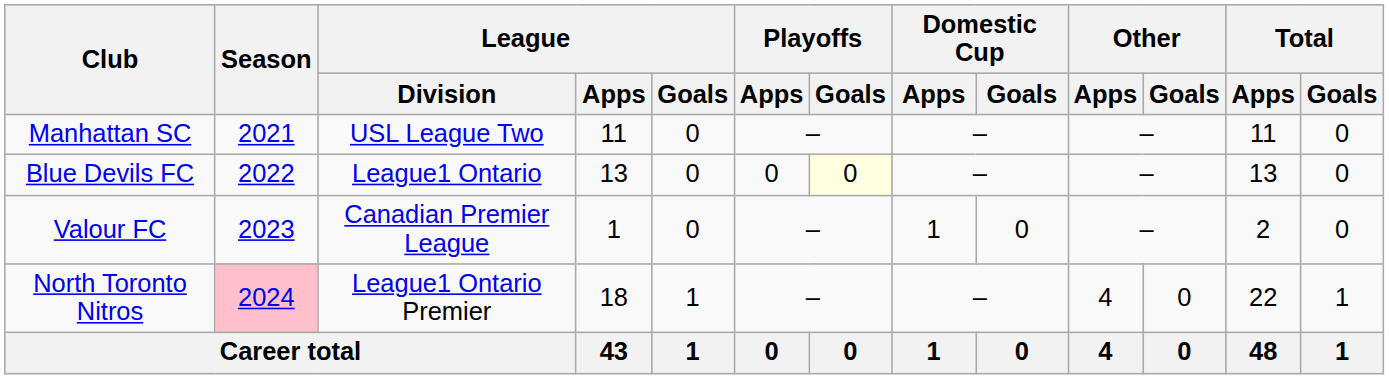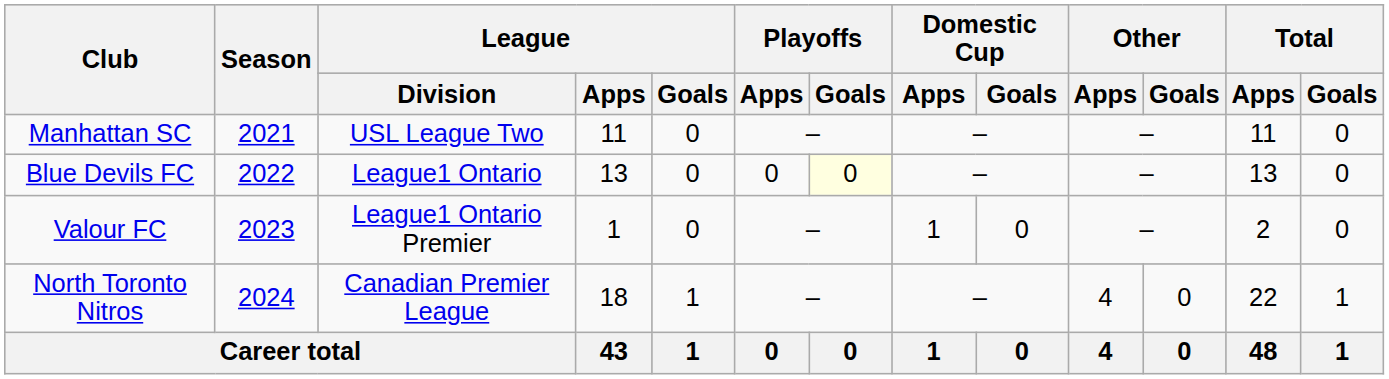(447, 228) Canadian Premier League -> (447, 228) League1 Ontario Premier
(266, 297) pink background -> (266, 297) no background
(447, 297) League1 Ontario Premier -> (447, 297) Canadian Premier League
